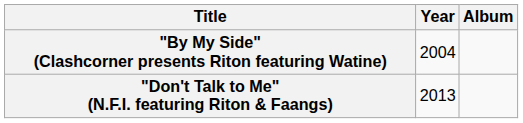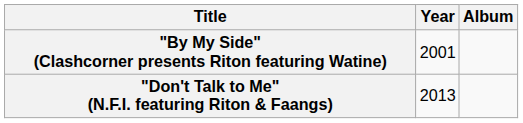(438, 52) 2004 -> (438, 52) 2001
